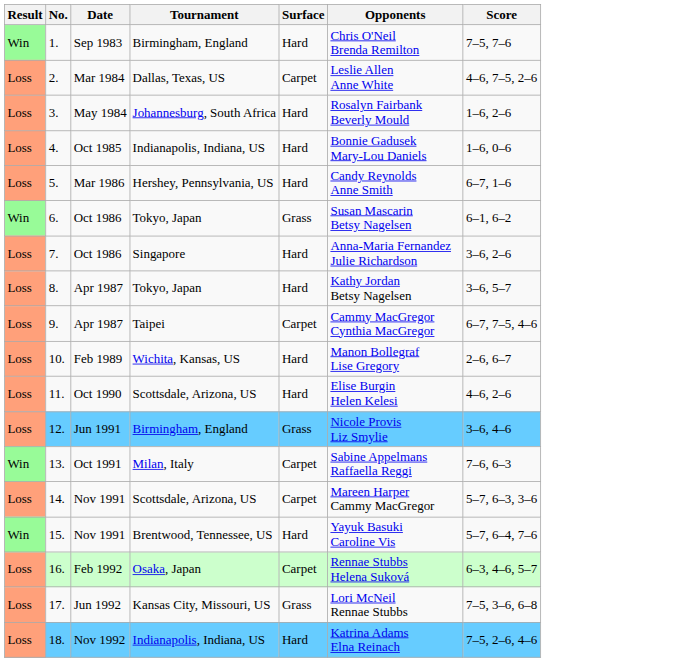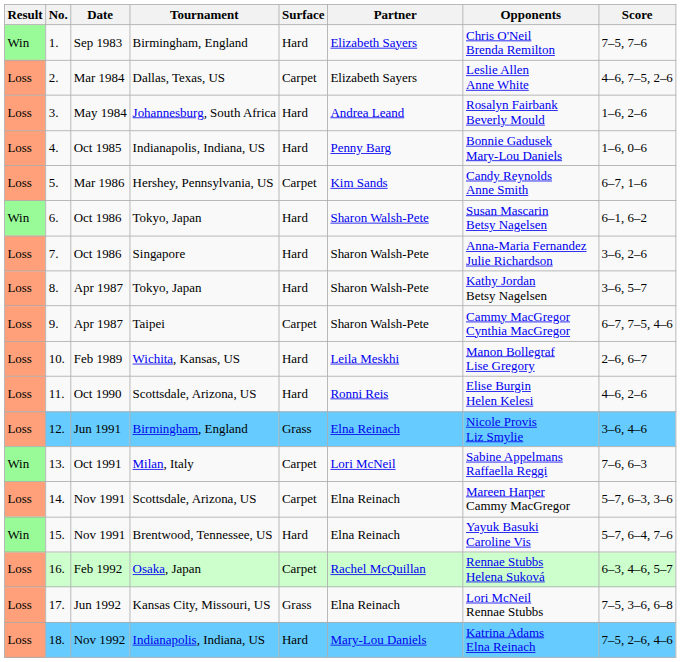+ column: (395, 14)
(295, 183) Hard -> (299, 183) Carpet
(297, 218) Grass -> (295, 218) Hard
